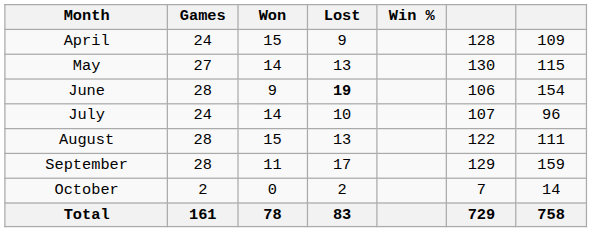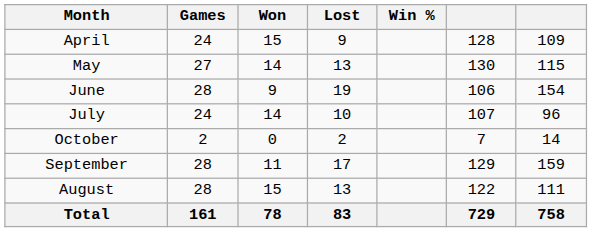(342, 91) bold -> (342, 91) normal
rows swapped: (87, 141) <-> (87, 190)
